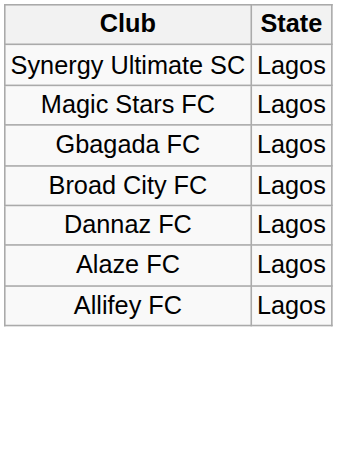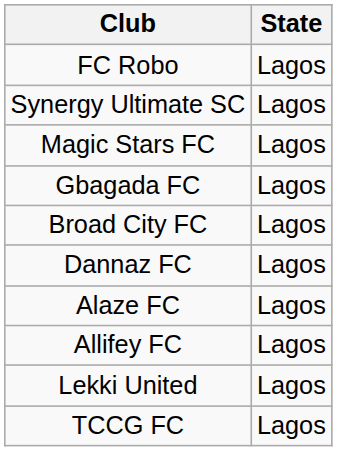+ row: (128, 64)
+ row: (128, 385)
+ row: (128, 425)
